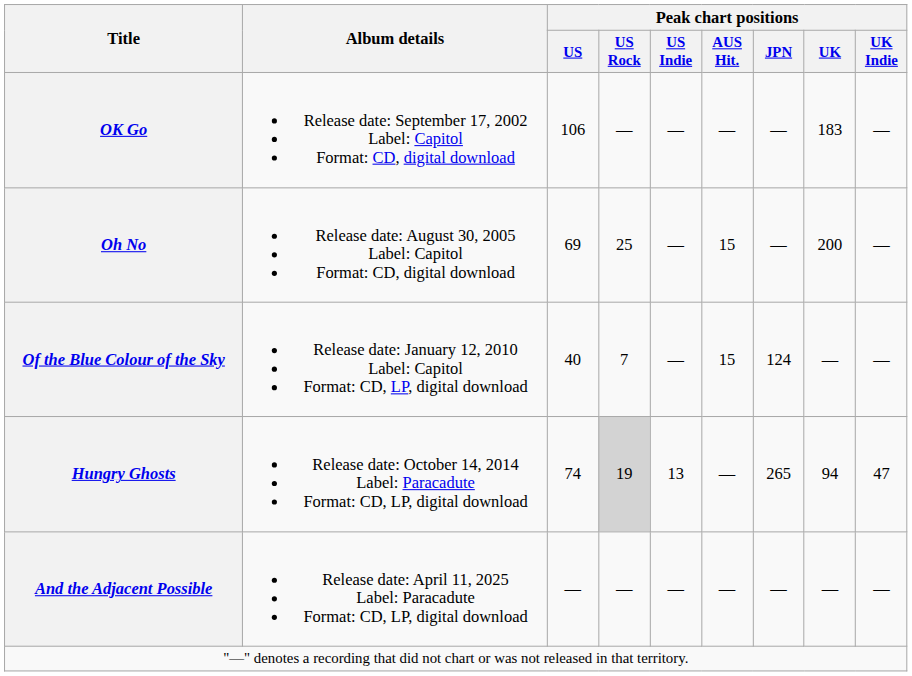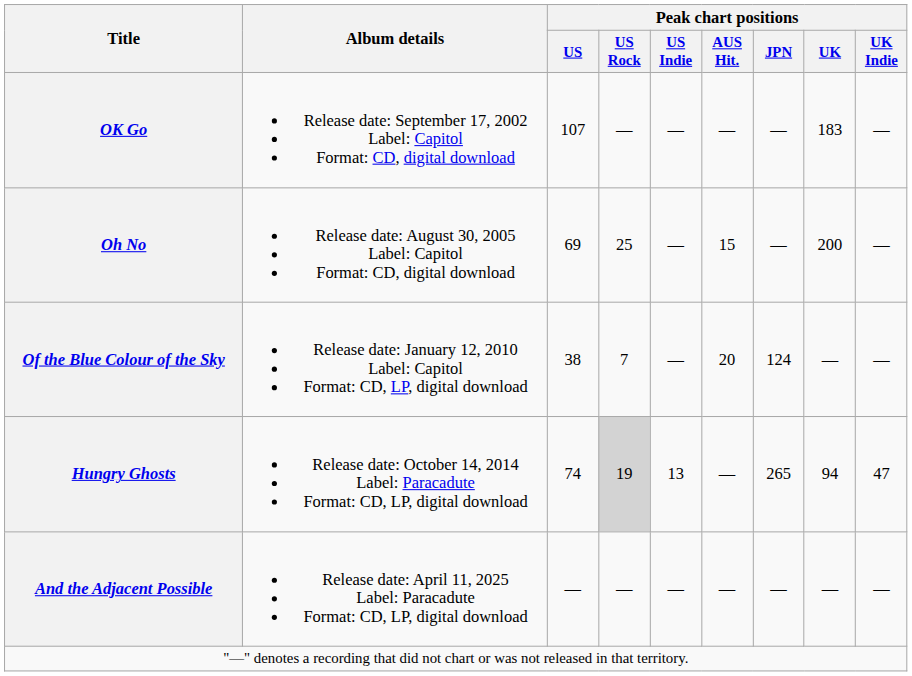(573, 129) 106 -> (573, 129) 107
(573, 359) 40 -> (573, 359) 38
(727, 359) 15 -> (727, 359) 20
